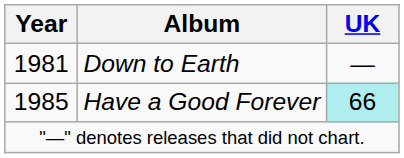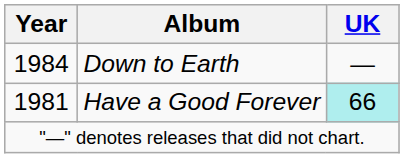(41, 63) 1981 -> (41, 63) 1984
(41, 102) 1985 -> (41, 102) 1981
